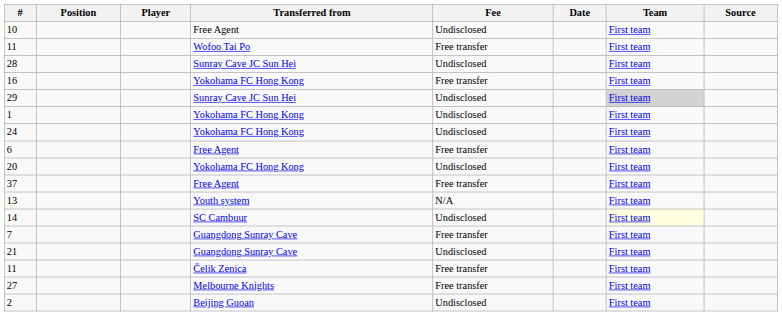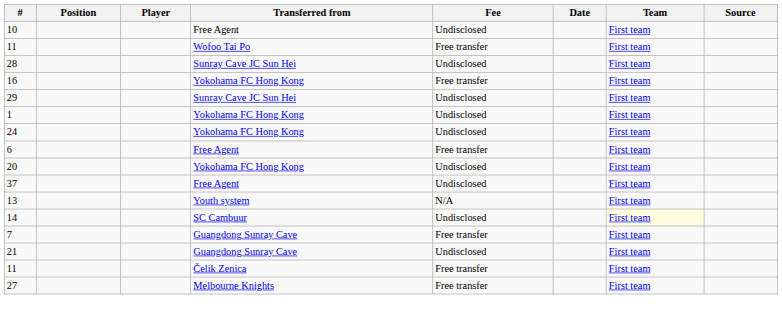(630, 98) lightgrey background -> (630, 98) no background
(462, 183) Free transfer -> (461, 183) Undisclosed
- row: (9, 302)
